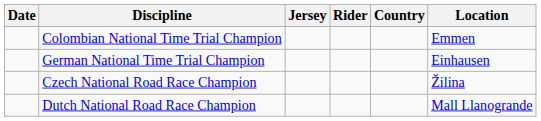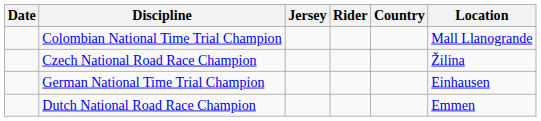(453, 37) Emmen -> (482, 37) Mall Llanogrande
rows swapped: (153, 60) <-> (149, 82)
(482, 104) Mall Llanogrande -> (453, 104) Emmen
